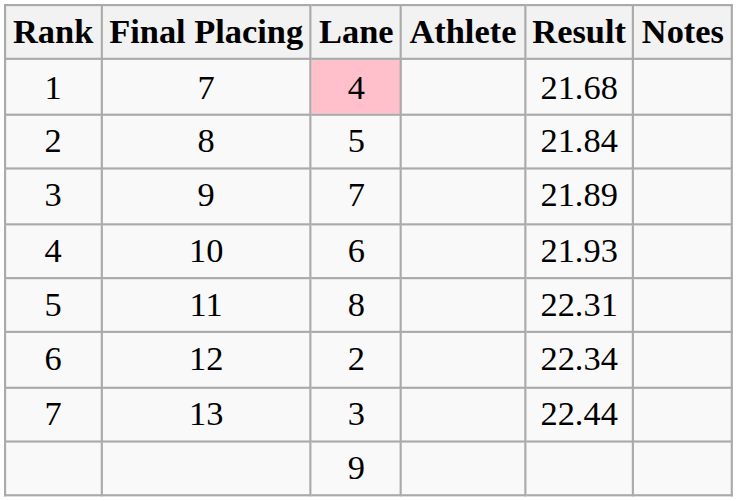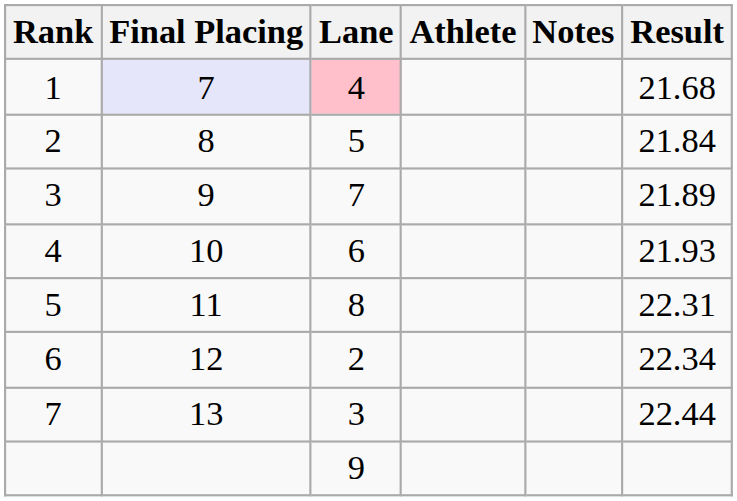columns swapped: (579, 31) <-> (683, 31)
(206, 86) no background -> (206, 86) lavender background
